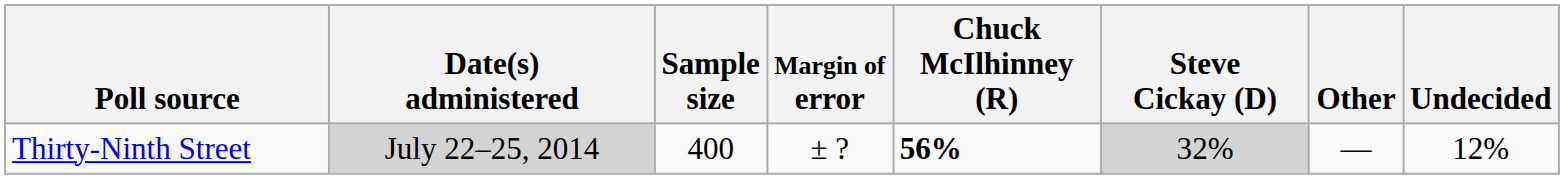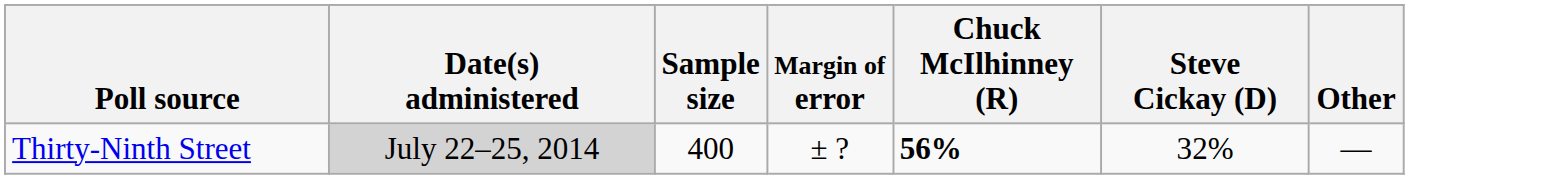- column: (1481, 98)
(1205, 148) lightgrey background -> (1205, 148) no background
